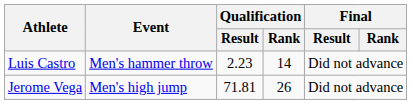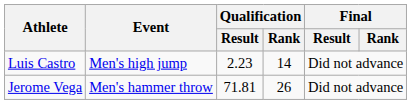(151, 63) Men's hammer throw -> (138, 63) Men's high jump
(138, 87) Men's high jump -> (151, 87) Men's hammer throw
